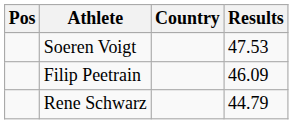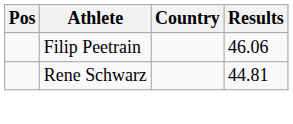- row: (90, 47)
(248, 75) 46.09 -> (248, 47) 46.06
(248, 103) 44.79 -> (248, 75) 44.81
